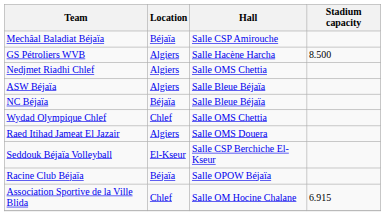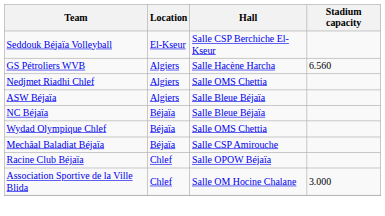rows swapped: (55, 39) <-> (59, 154)
(320, 54) 8.500 -> (320, 66) 6.560
(161, 117) Chlef -> (163, 129) Béjaïa
- row: (63, 133)
(163, 176) Béjaïa -> (161, 160) Chlef
(320, 197) 6.915 -> (320, 181) 3.000
